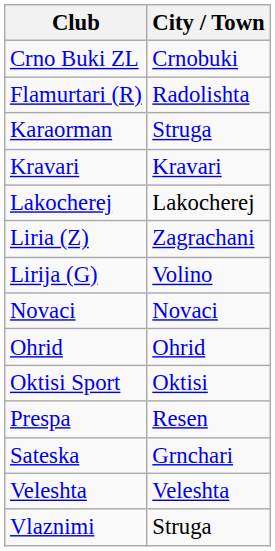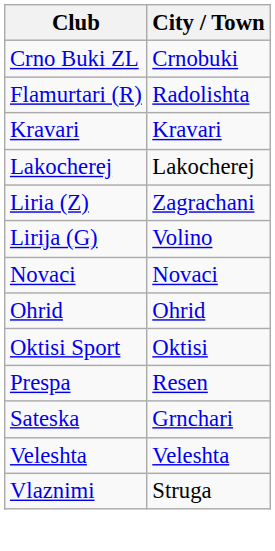- row: (61, 130)
